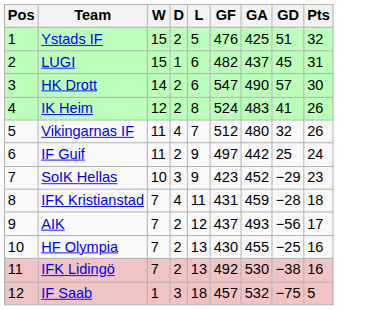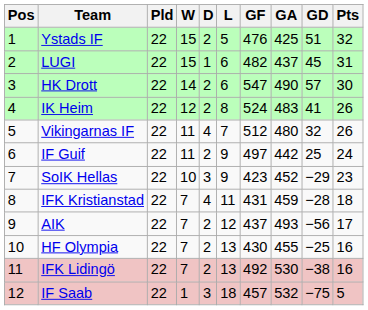+ column: (162, 16)
